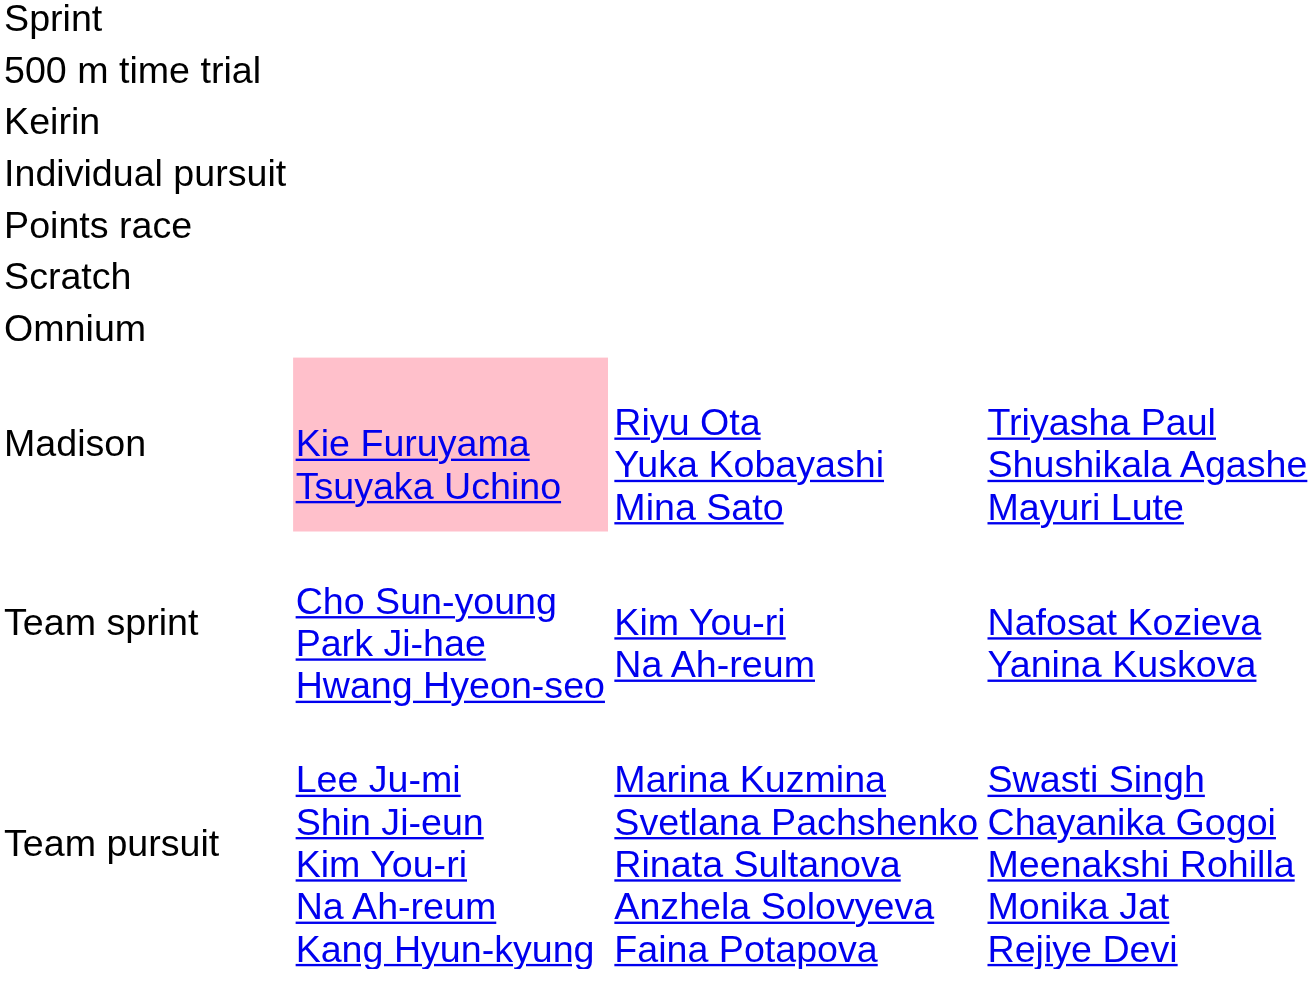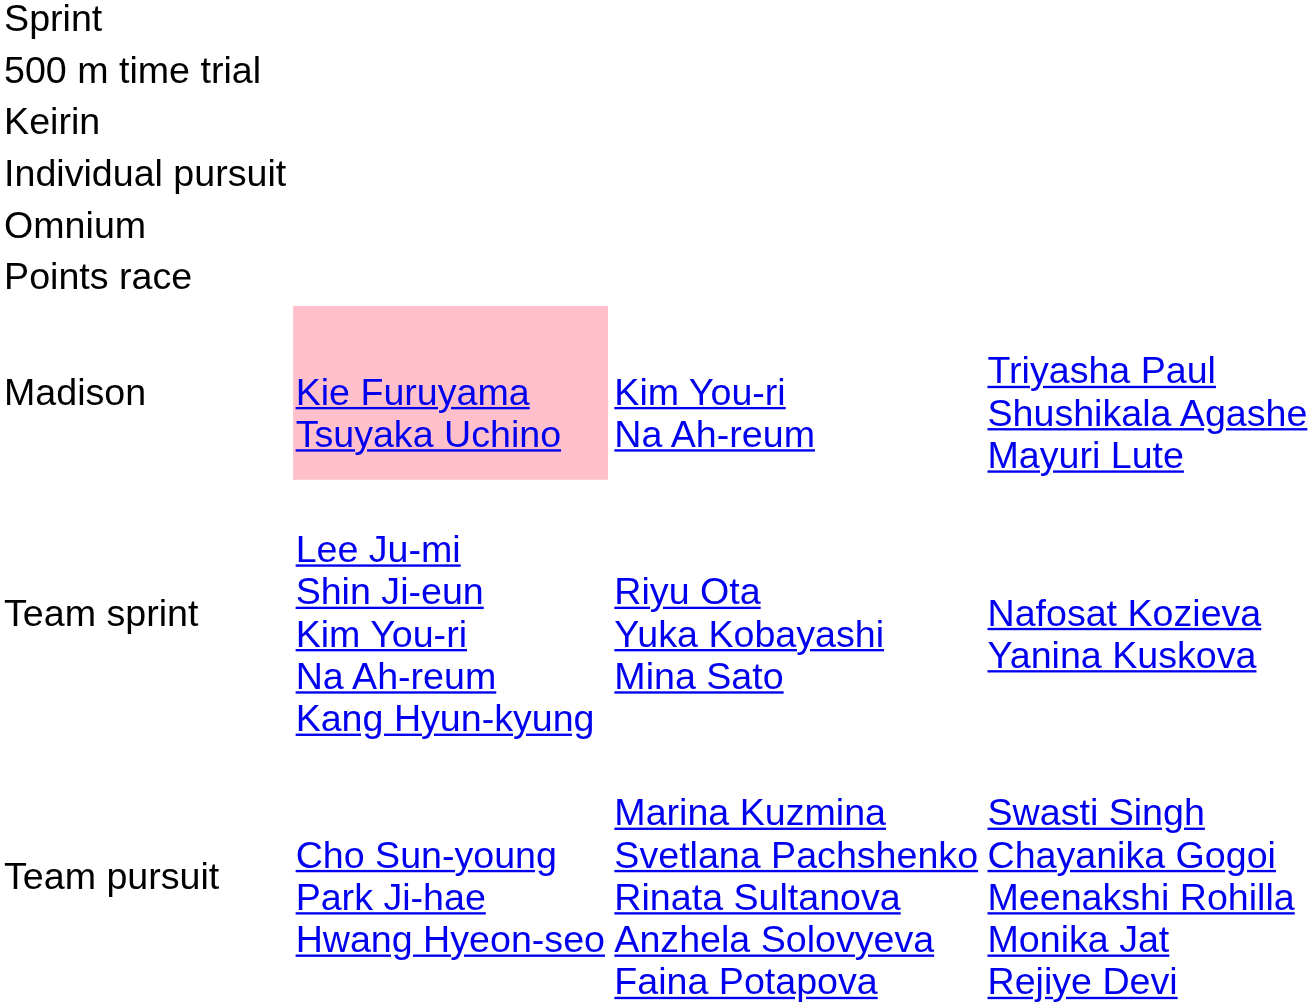rows swapped: (98, 225) <-> (75, 328)
- row: (68, 277)
(749, 465) Riyu Ota Yuka Kobayashi Mina Sato -> (715, 413) Kim You-ri Na Ah-reum
(450, 643) Cho Sun-young Park Ji-hae Hwang Hyeon-seo -> (445, 634) Lee Ju-mi Shin Ji-eun Kim You-ri Na Ah-reum Kang Hyun-kyung
(715, 643) Kim You-ri Na Ah-reum -> (749, 634) Riyu Ota Yuka Kobayashi Mina Sato
(445, 864) Lee Ju-mi Shin Ji-eun Kim You-ri Na Ah-reum Kang Hyun-kyung -> (450, 897) Cho Sun-young Park Ji-hae Hwang Hyeon-seo
